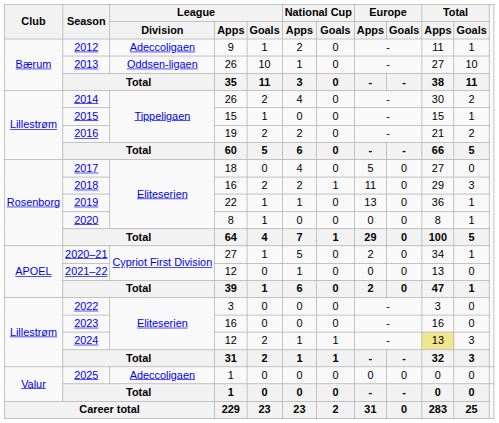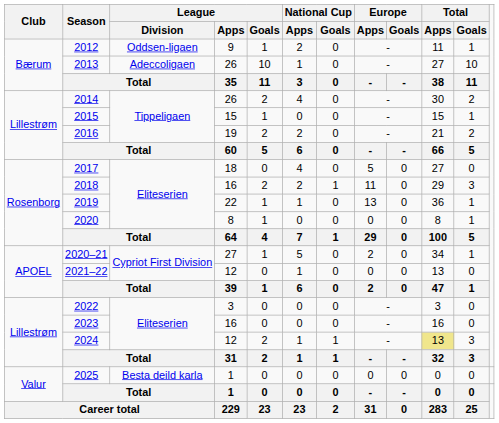(162, 47) Adeccoligaen -> (162, 47) Oddsen-ligaen
(162, 64) Oddsen-ligaen -> (162, 64) Adeccoligaen
(162, 375) Adeccoligaen -> (162, 375) Besta deild karla
